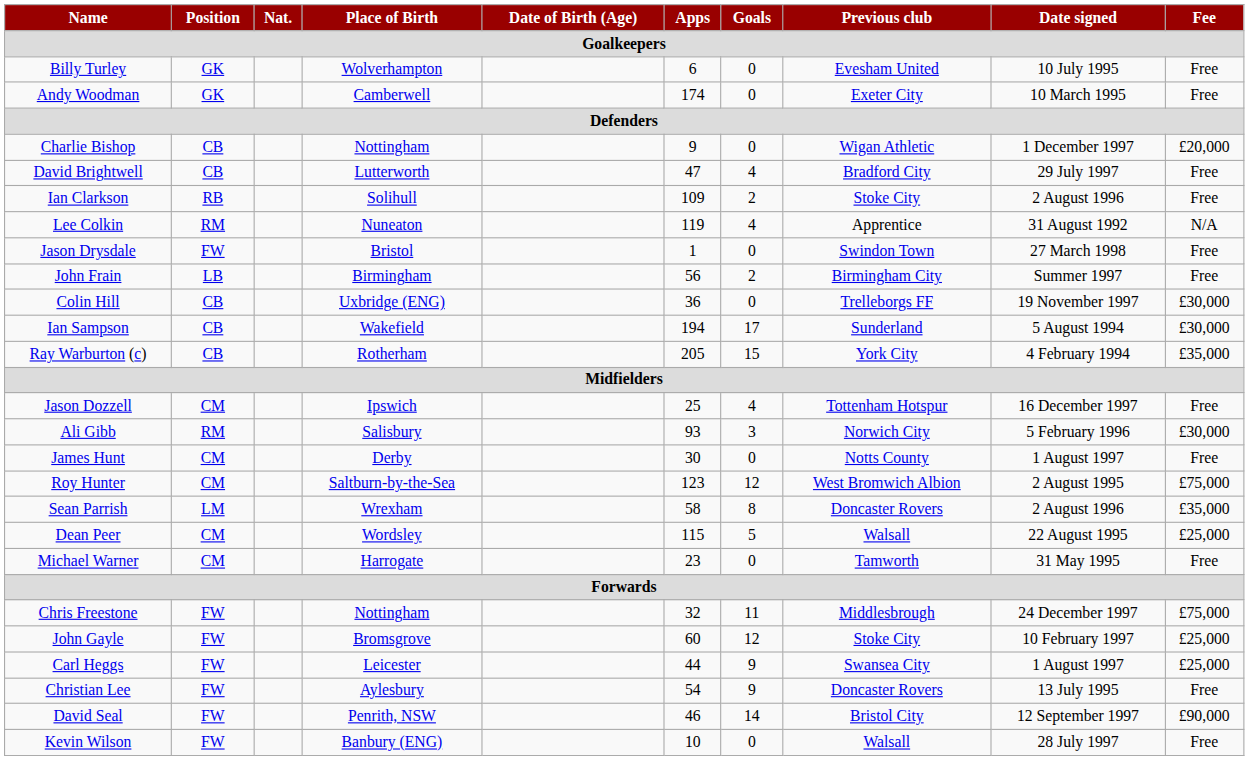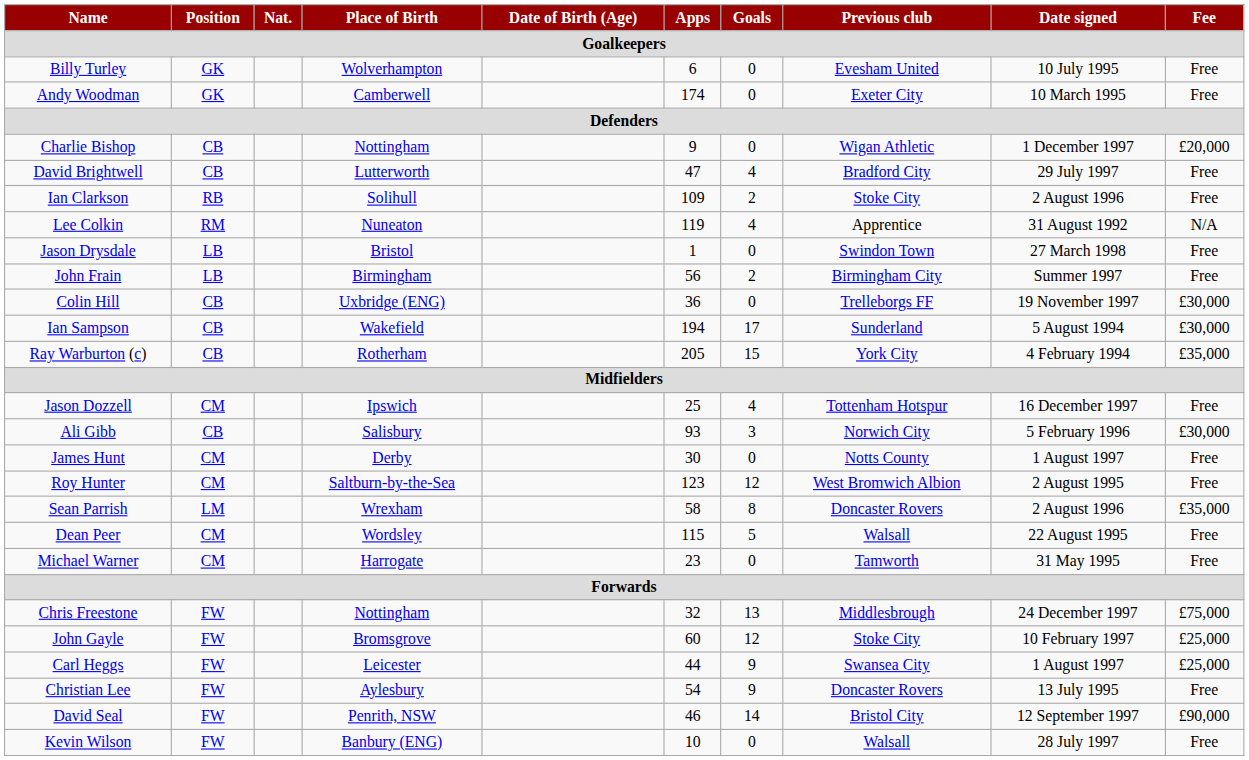(213, 250) FW -> (213, 250) LB
(213, 432) RM -> (213, 432) CB
(1204, 483) £75,000 -> (1204, 483) Free
(1204, 535) £25,000 -> (1204, 535) Free
(752, 613) 11 -> (752, 613) 13
